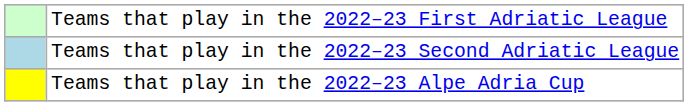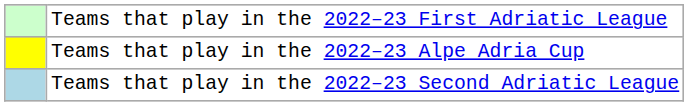rows swapped: (365, 53) <-> (318, 85)
